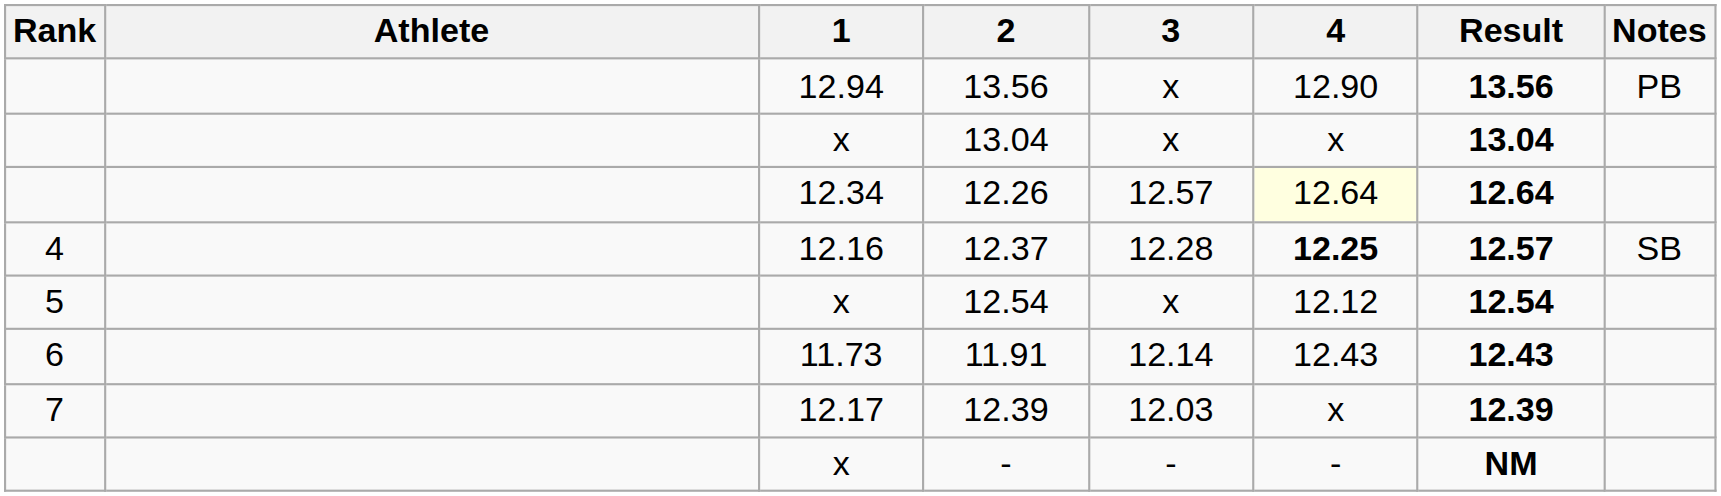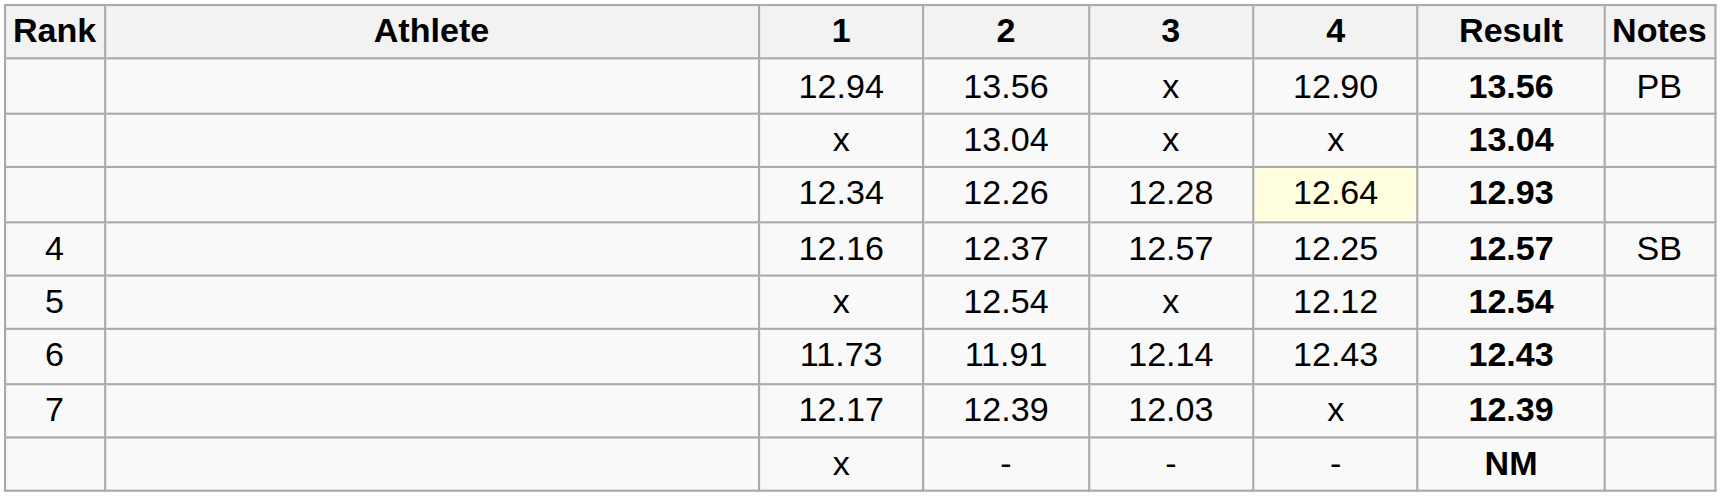(1171, 193) 12.57 -> (1171, 193) 12.28
(1511, 193) 12.64 -> (1511, 193) 12.93
(1171, 247) 12.28 -> (1171, 247) 12.57
(1336, 247) bold -> (1336, 247) normal
